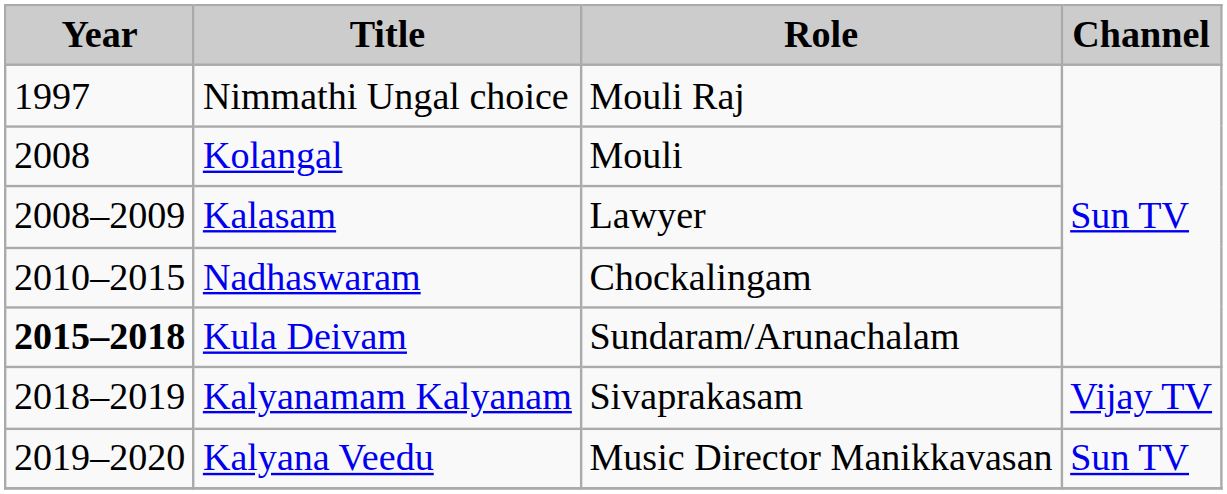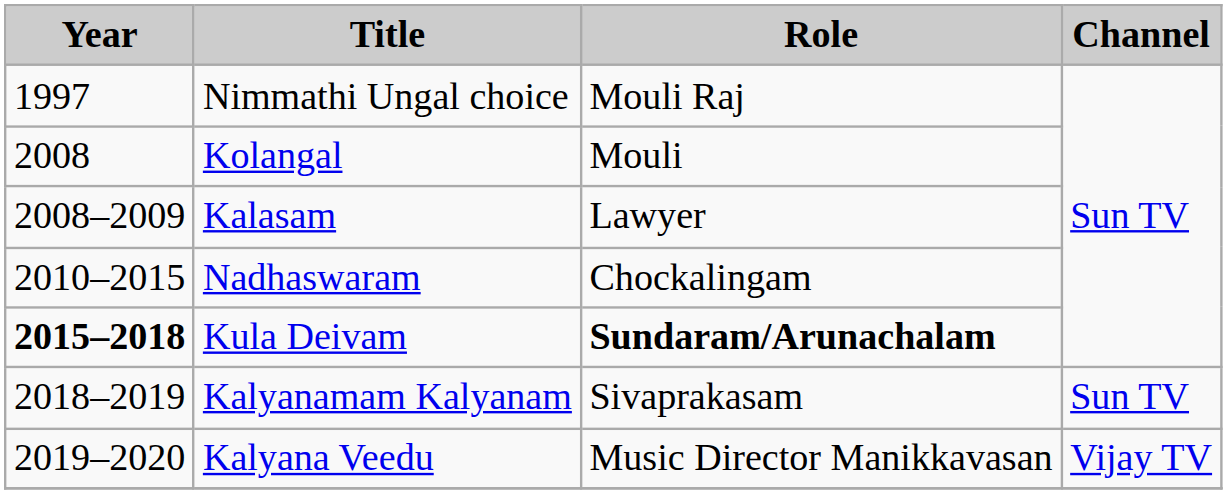(774, 336) normal -> (793, 336) bold
(1141, 397) Vijay TV -> (1130, 397) Sun TV
(1130, 457) Sun TV -> (1141, 457) Vijay TV
